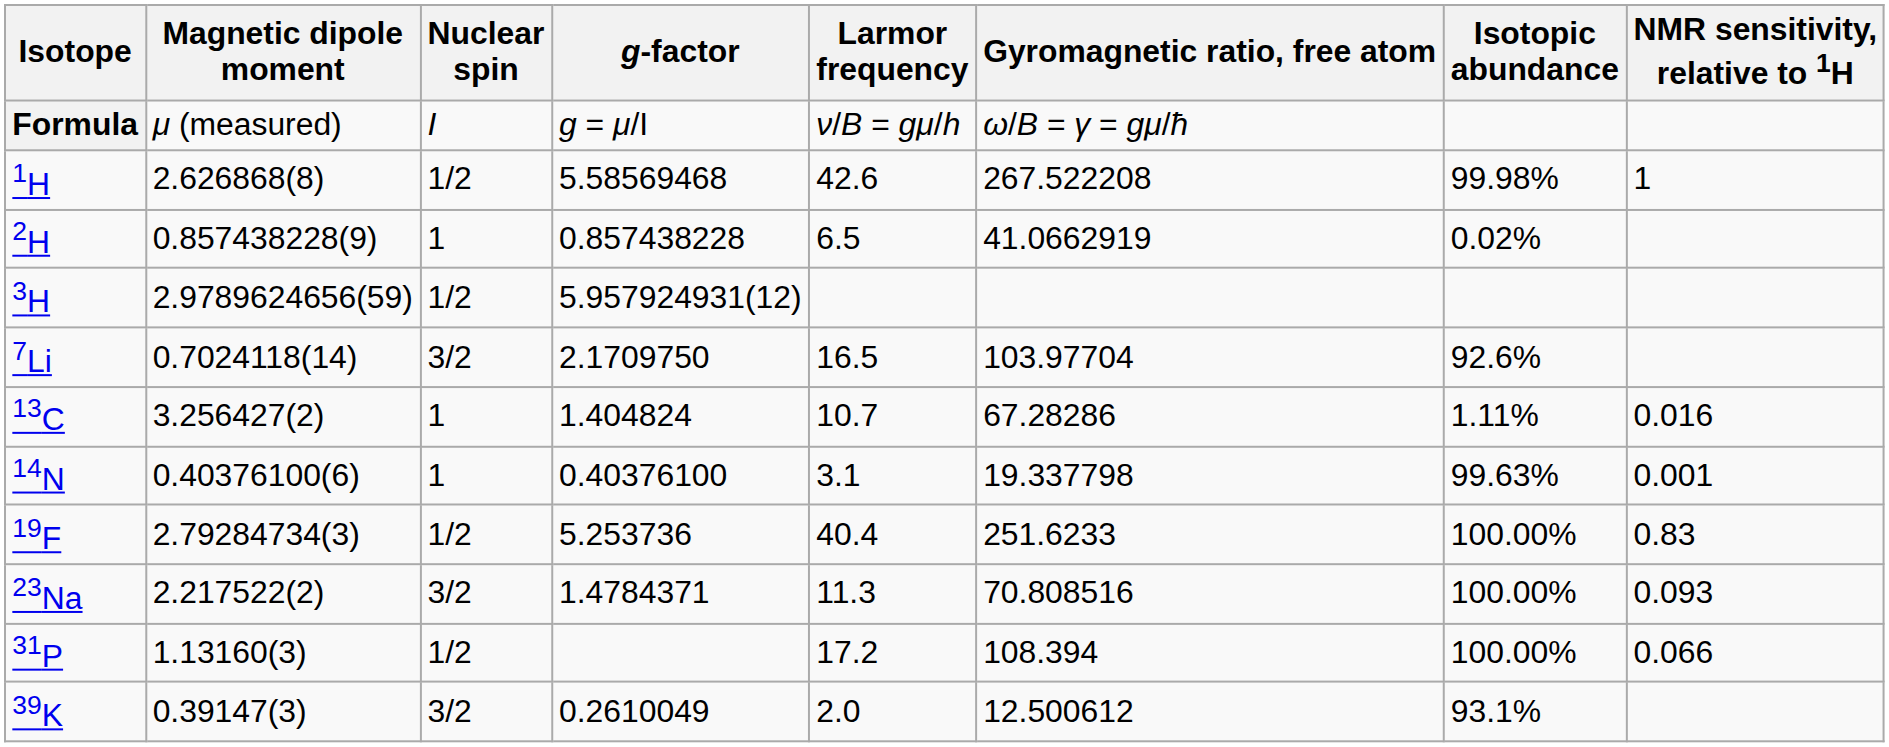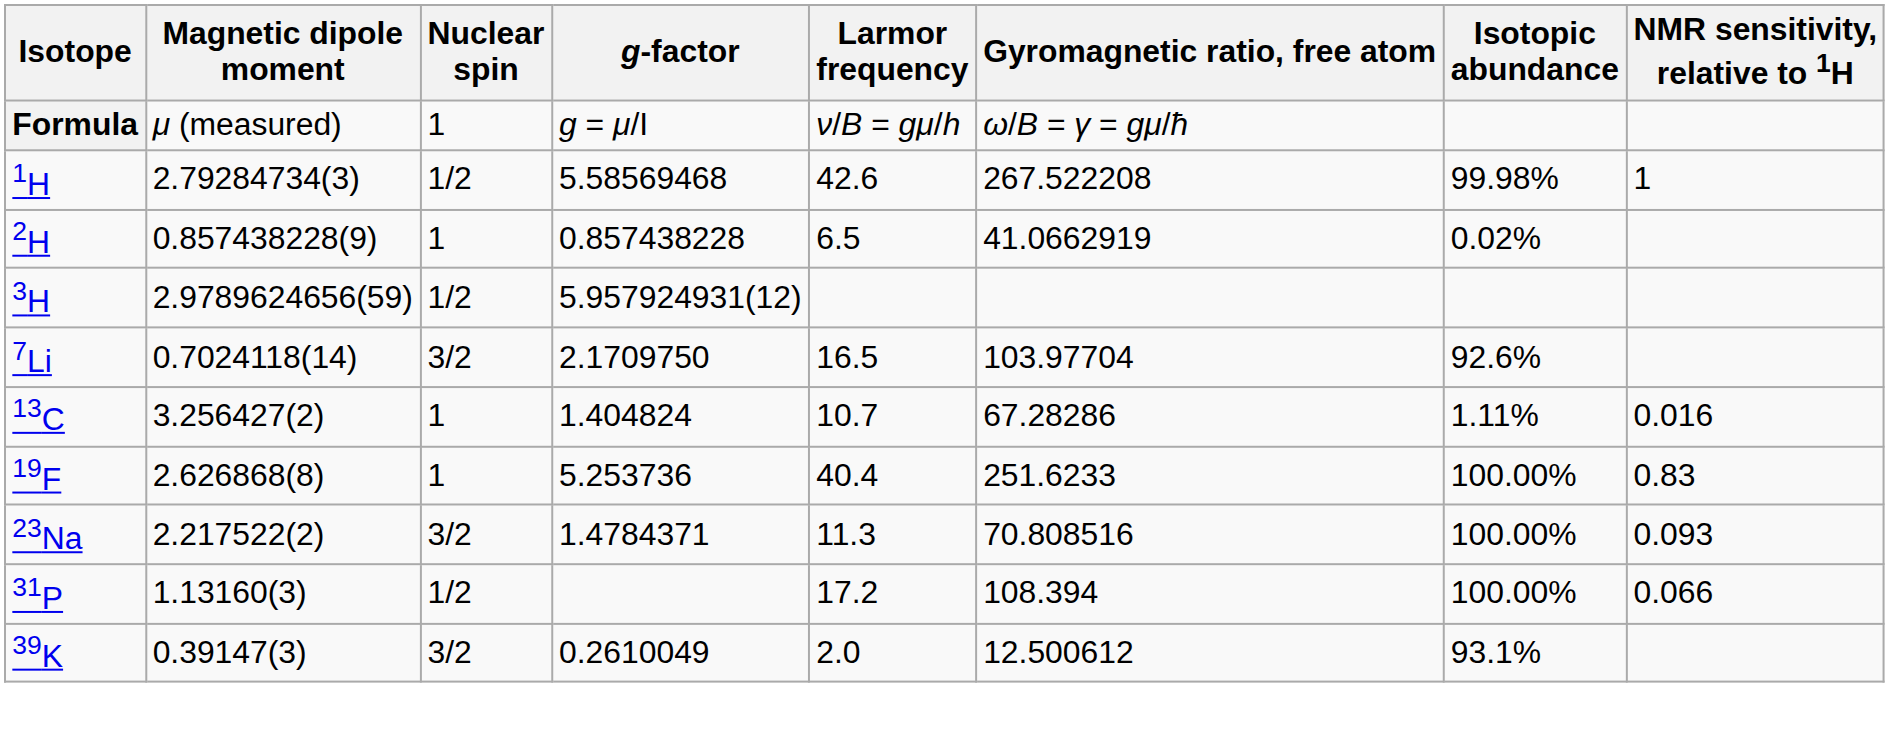(432, 124) I -> (436, 124) 1
(238, 179) 2.626868(8) -> (256, 179) 2.79284734(3)
- row: (39, 475)
(256, 534) 2.79284734(3) -> (238, 475) 2.626868(8)
(450, 534) 1/2 -> (436, 475) 1
